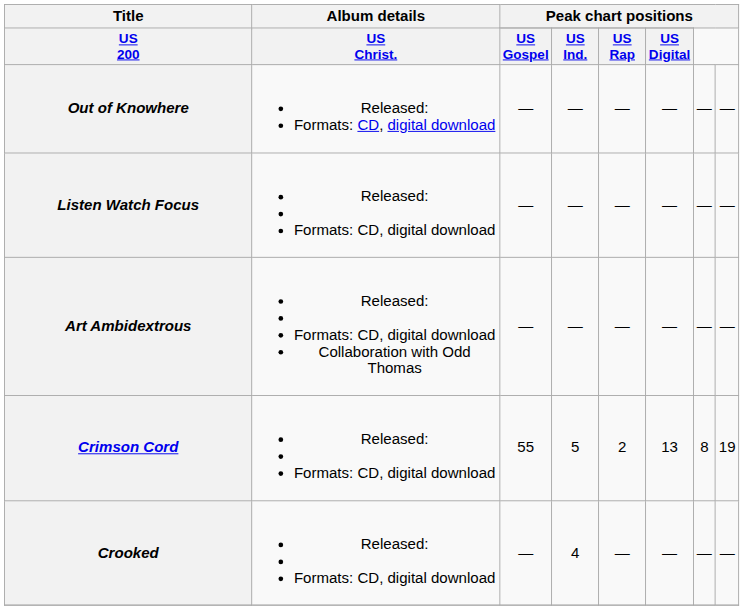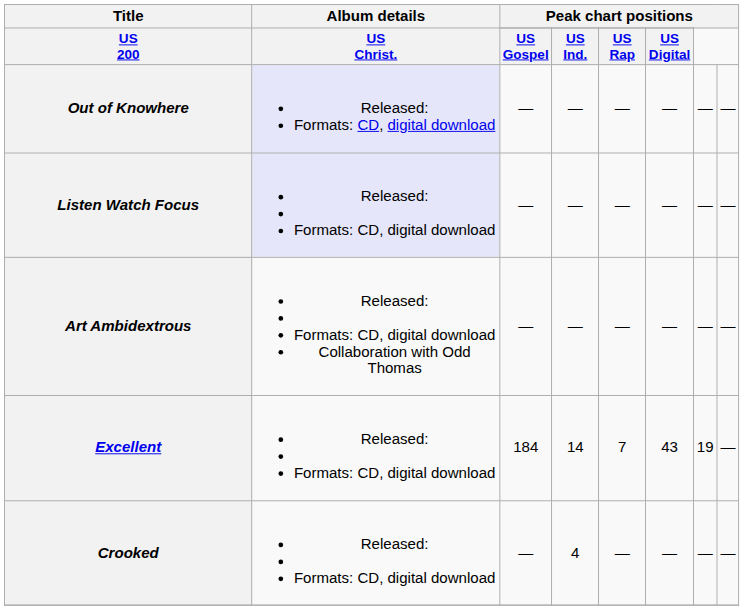(376, 117) no background -> (376, 117) lavender background
(376, 213) no background -> (376, 213) lavender background
+ row: (128, 448)
- row: (128, 448)
